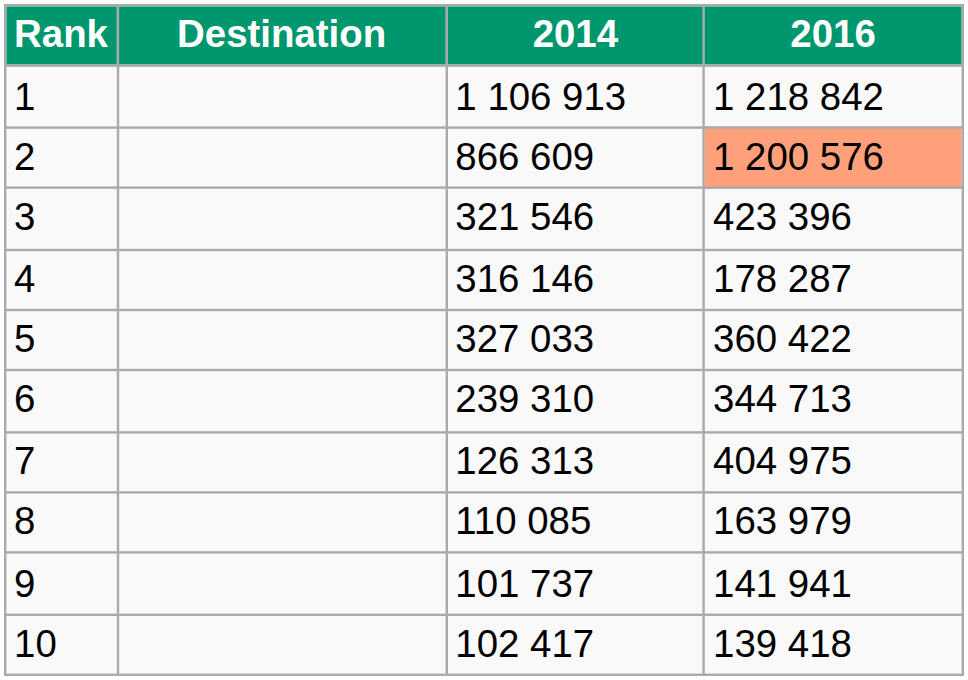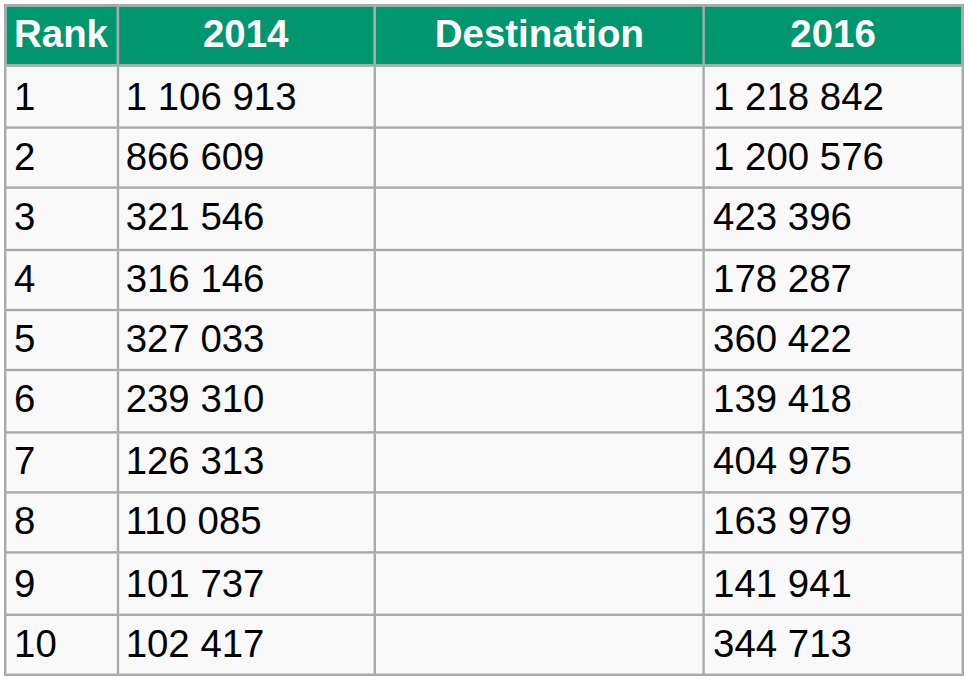columns swapped: (282, 34) <-> (575, 34)
(798, 156) lightsalmon background -> (798, 156) no background
(782, 400) 344 713 -> (782, 400) 139 418
(782, 643) 139 418 -> (782, 643) 344 713
